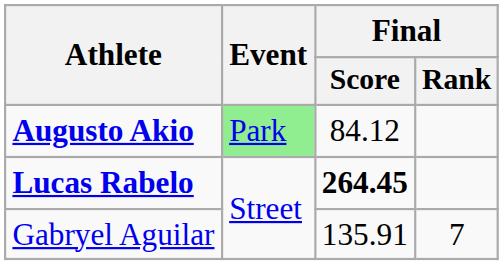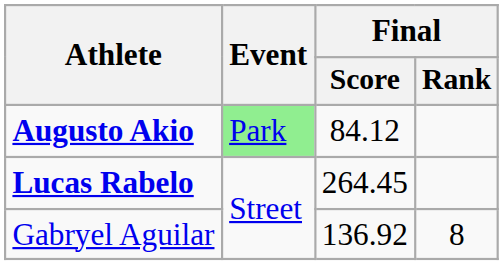(365, 182) bold -> (365, 182) normal
(365, 234) 135.91 -> (365, 234) 136.92
(457, 234) 7 -> (457, 234) 8
